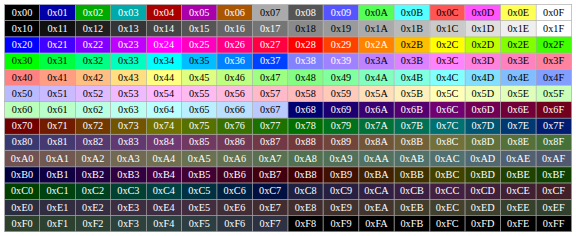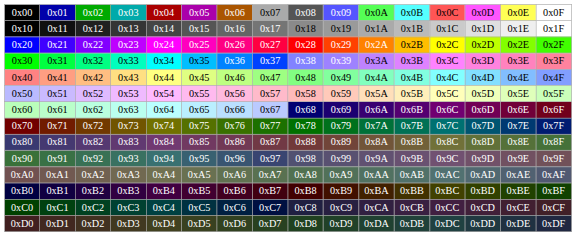+ row: (22, 158)
+ row: (22, 223)
- row: (22, 207)
- row: (22, 223)
